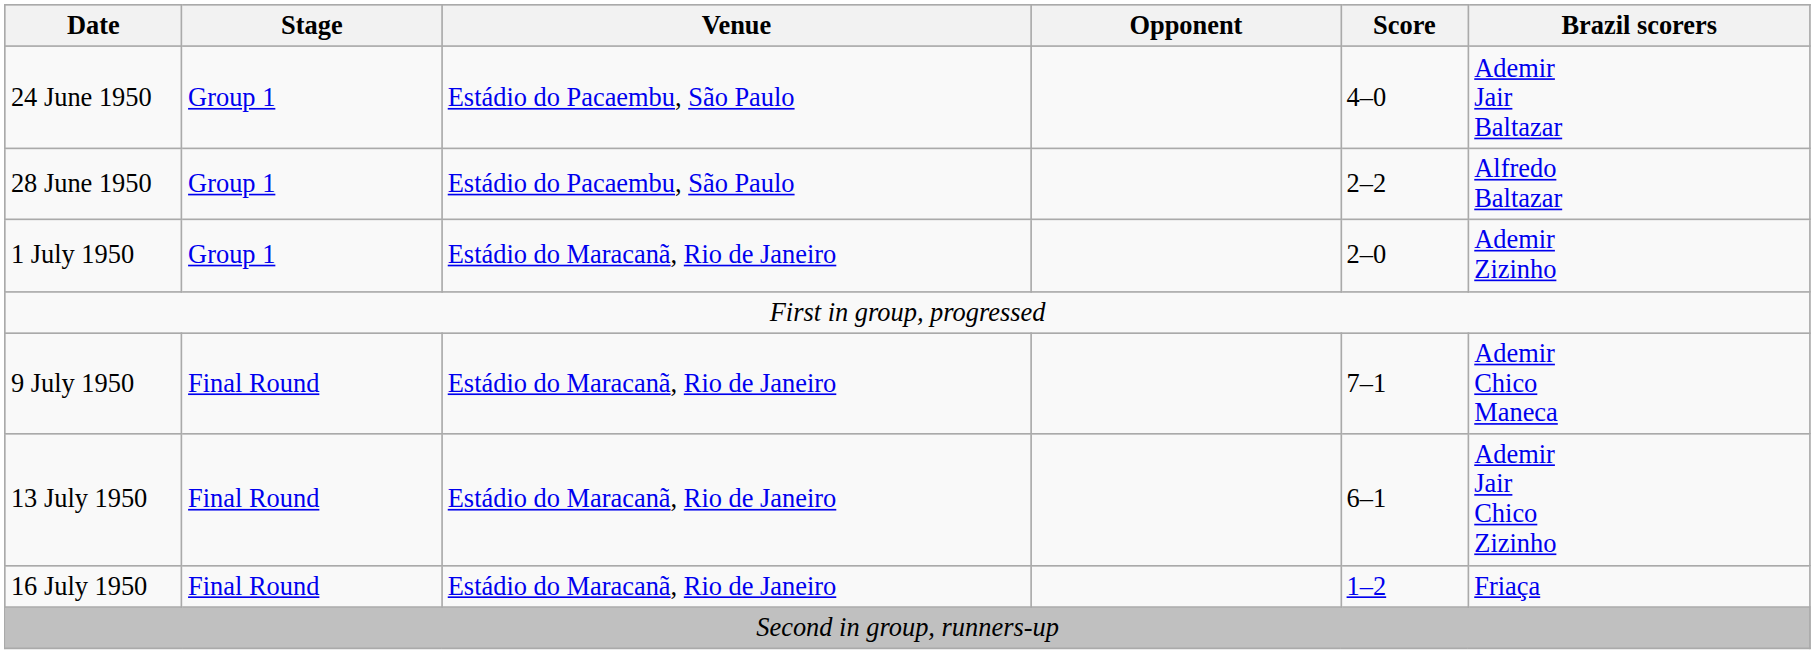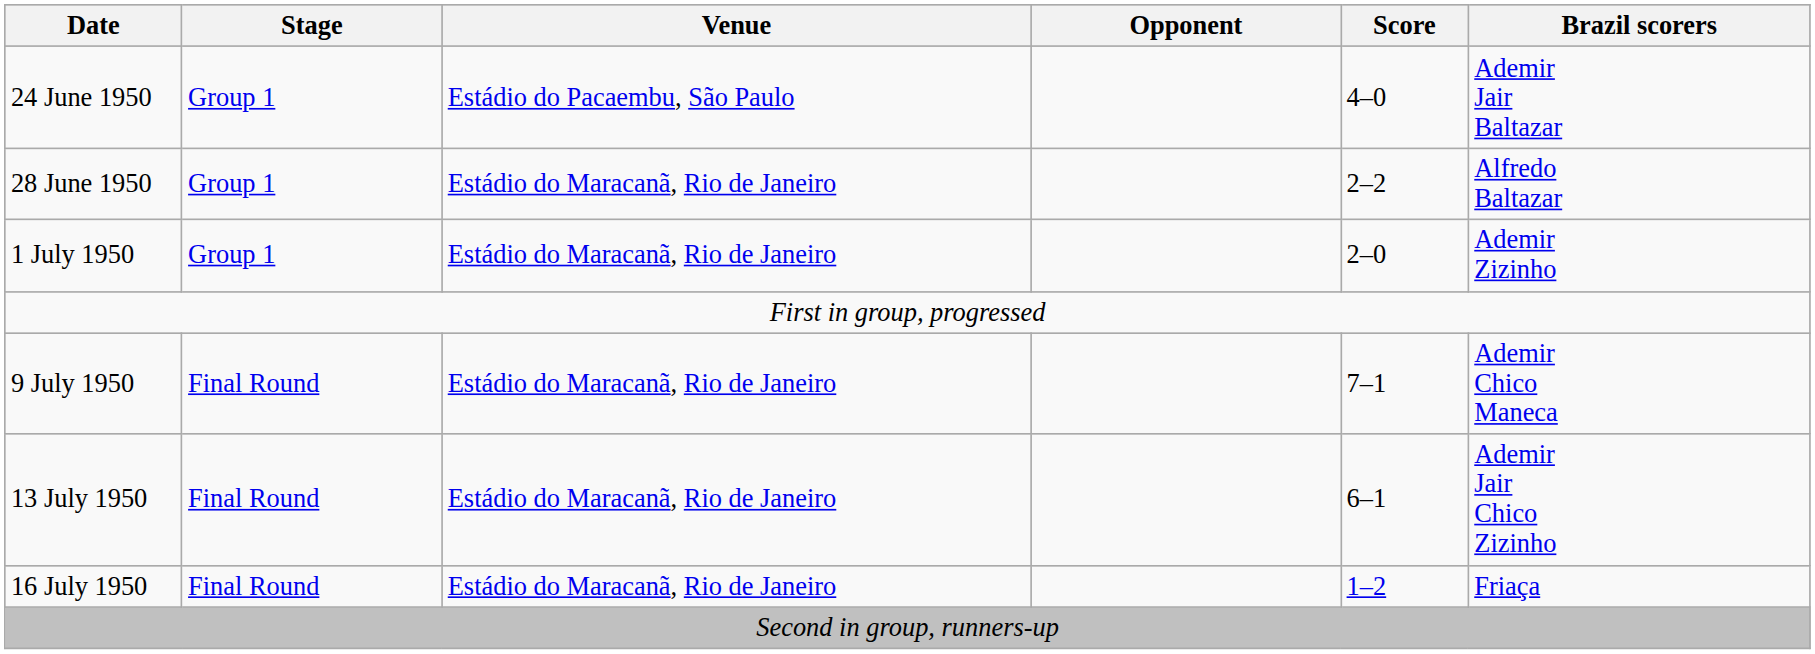(621, 183) Estádio do Pacaembu, São Paulo -> (642, 183) Estádio do Maracanã, Rio de Janeiro
